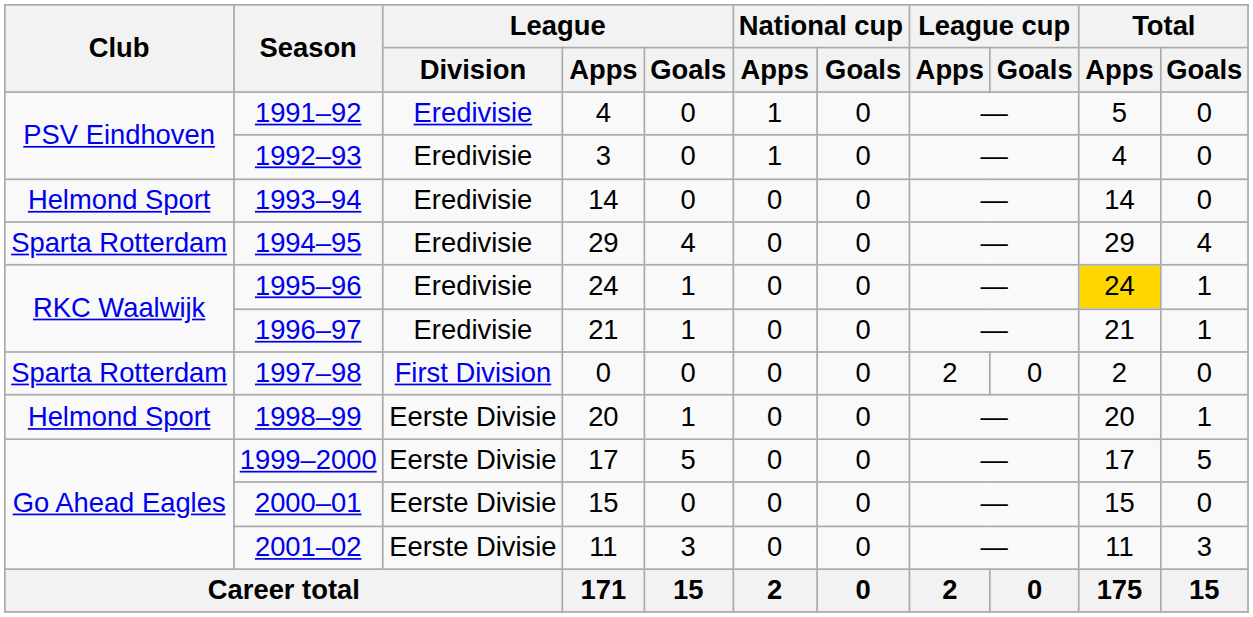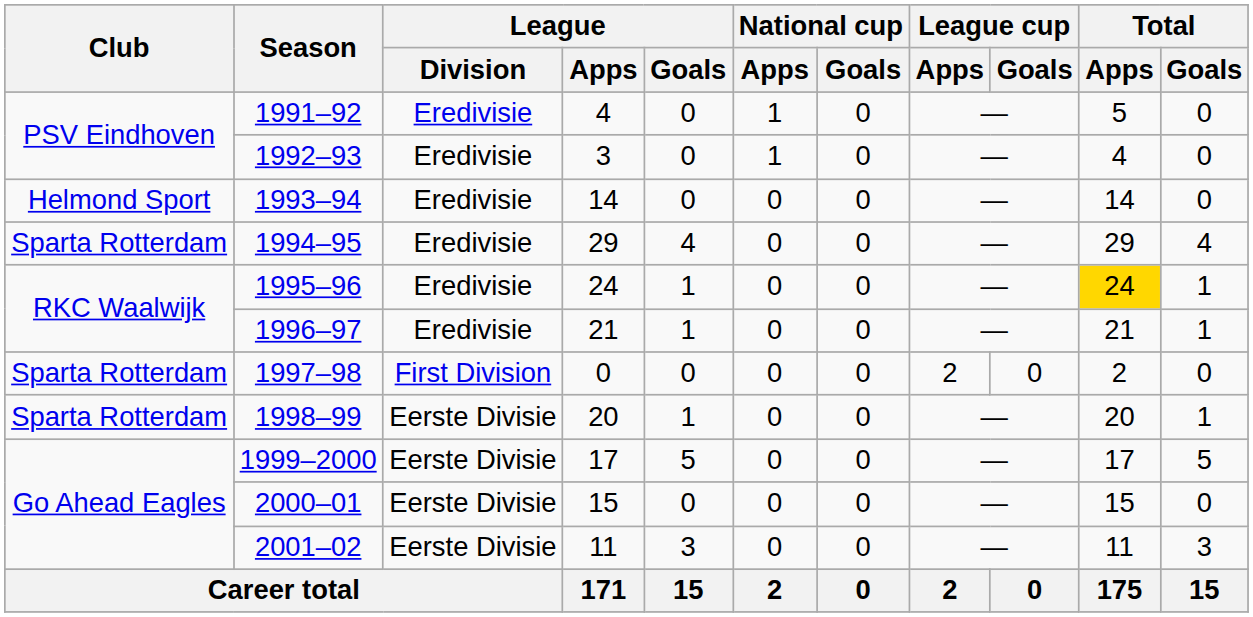(119, 416) Helmond Sport -> (119, 416) Sparta Rotterdam
